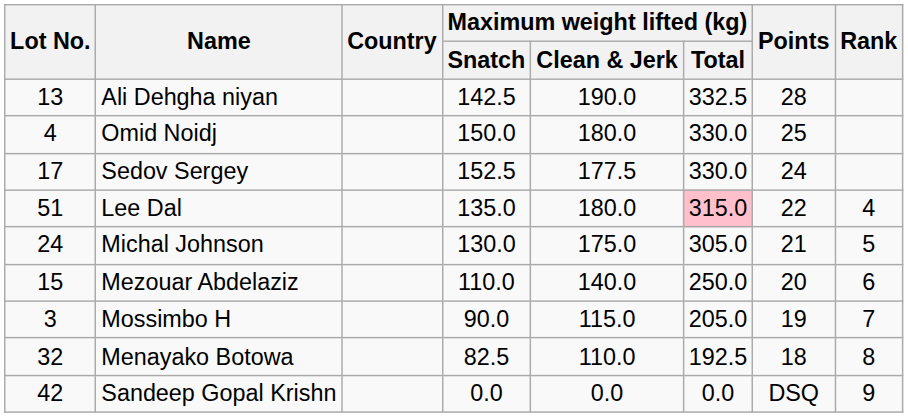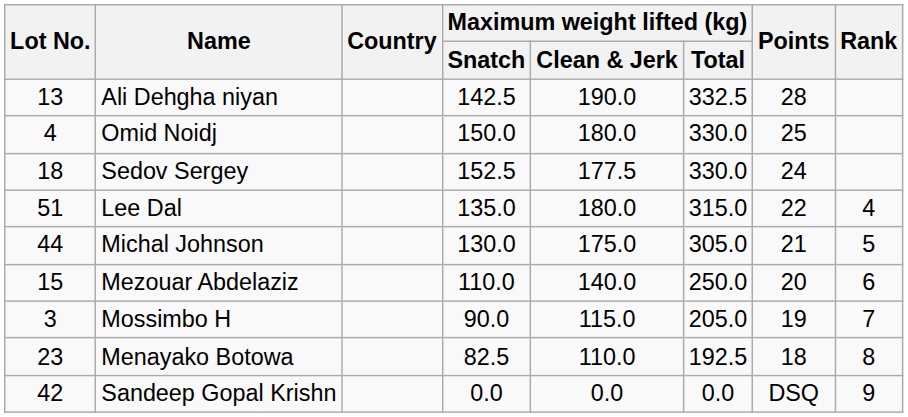(50, 171) 17 -> (50, 171) 18
(718, 208) pink background -> (718, 208) no background
(50, 245) 24 -> (50, 245) 44
(50, 356) 32 -> (50, 356) 23
